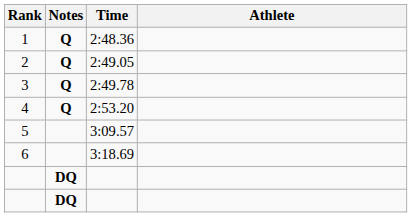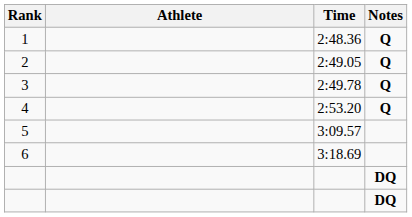columns swapped: (272, 16) <-> (66, 16)
